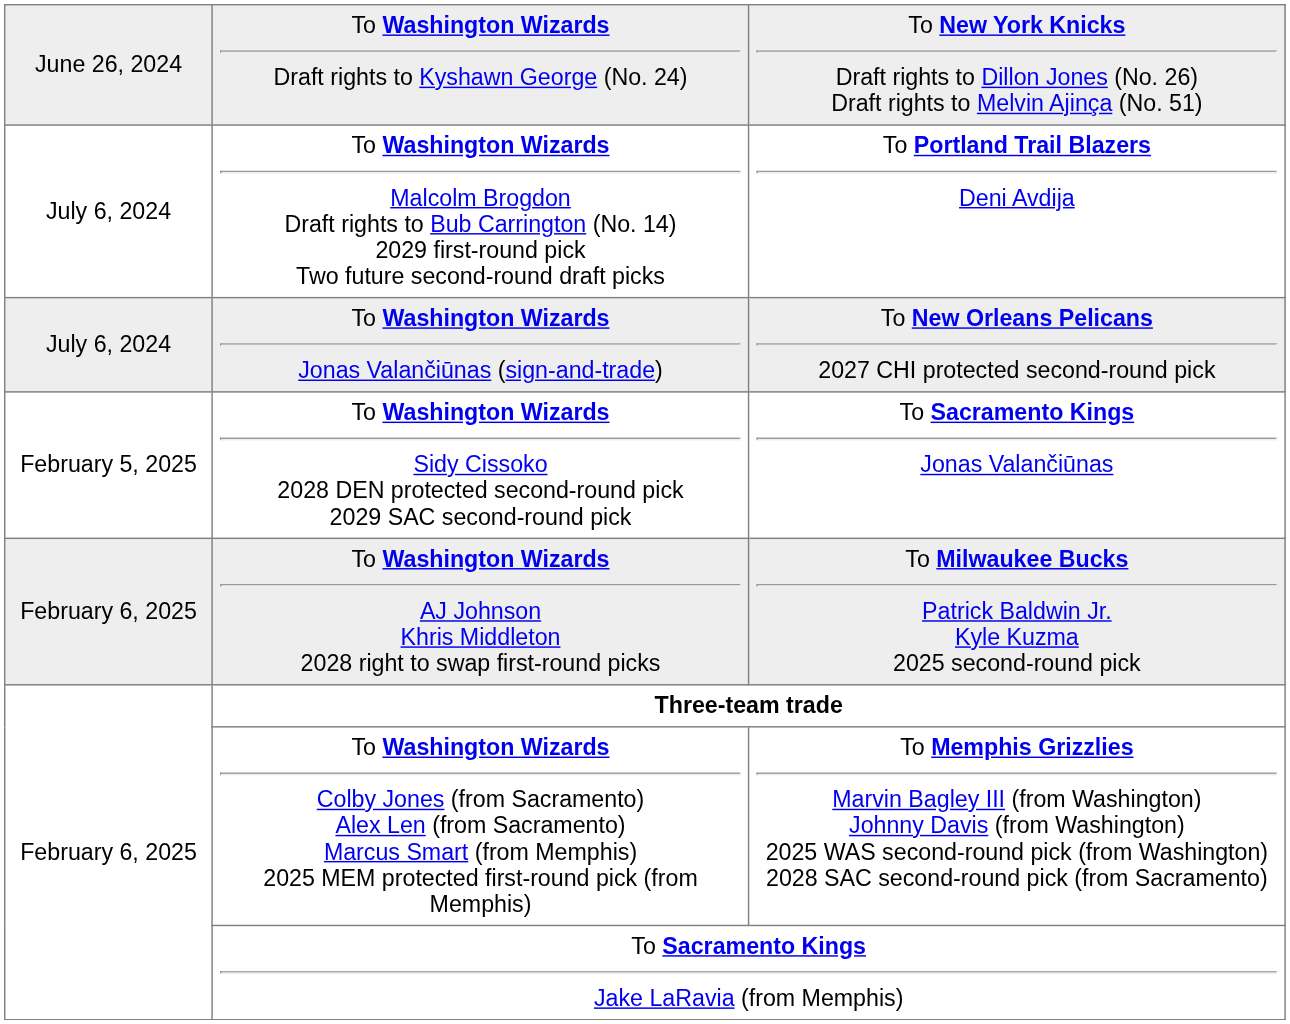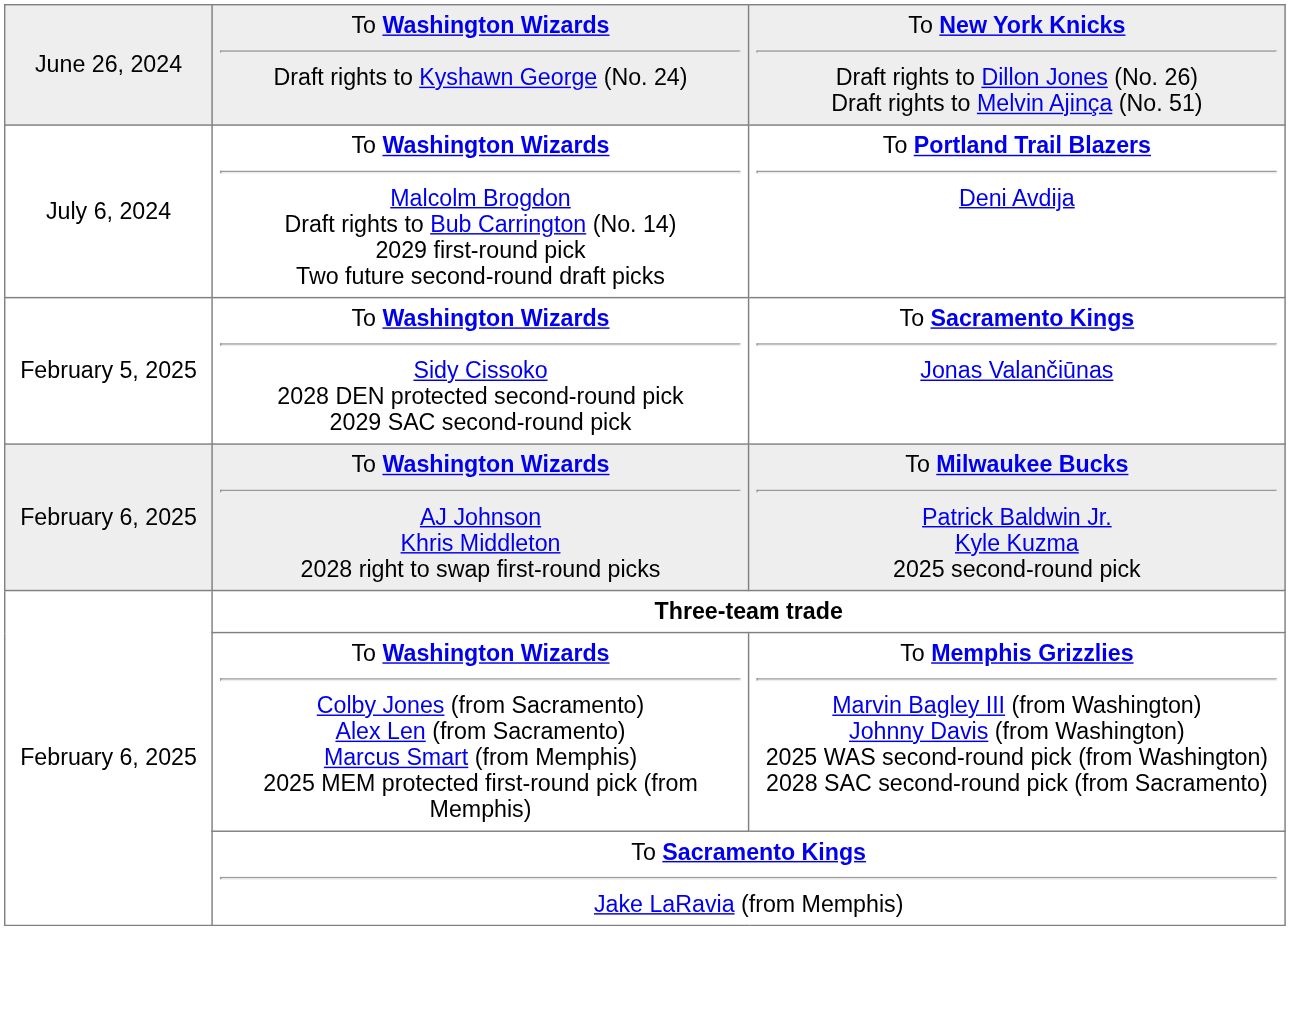- row: (481, 344)
